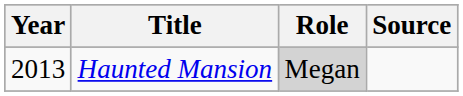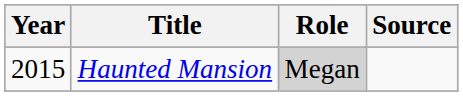(38, 68) 2013 -> (38, 68) 2015
